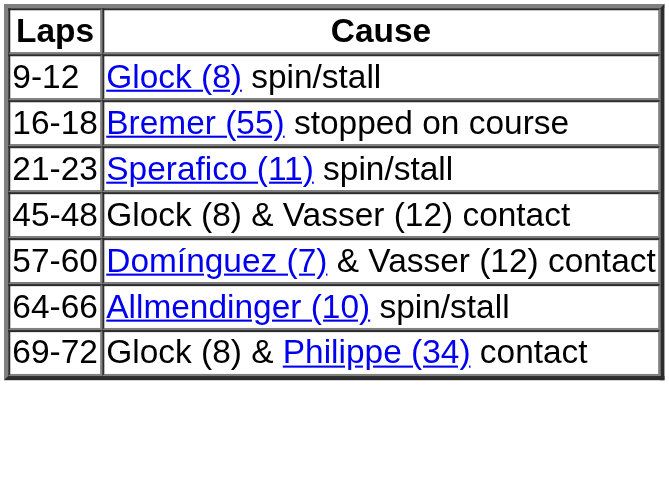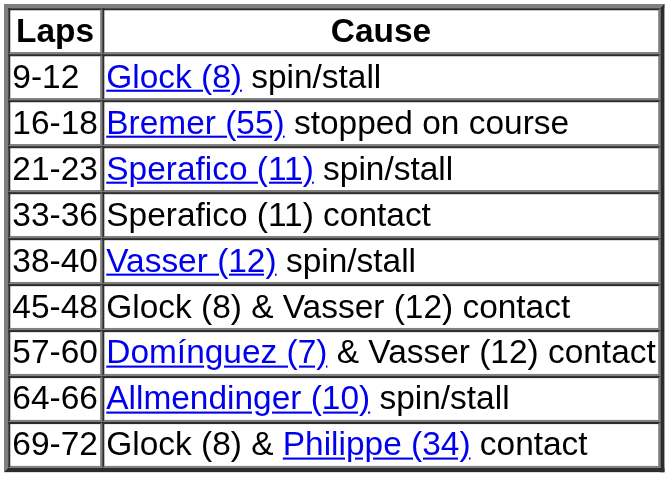+ row: (269, 214)
+ row: (261, 260)
